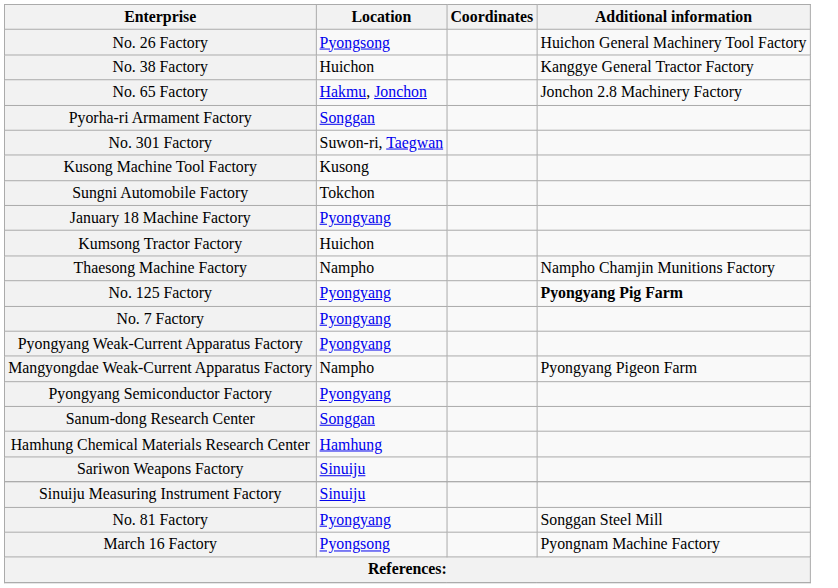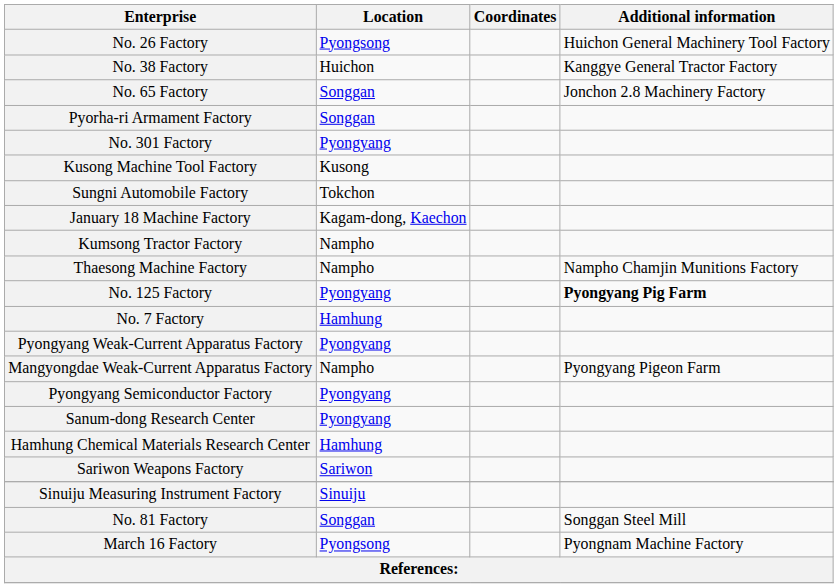(373, 92) Hakmu, Jonchon -> (347, 92) Songgan
(381, 142) Suwon-ri, Taegwan -> (355, 142) Pyongyang
(355, 218) Pyongyang -> (393, 218) Kagam-dong, Kaechon
(347, 243) Huichon -> (347, 243) Nampho
(355, 318) Pyongyang -> (351, 318) Hamhung
(347, 419) Songgan -> (355, 419) Pyongyang
(342, 469) Sinuiju -> (346, 469) Sariwon
(355, 519) Pyongyang -> (347, 519) Songgan
